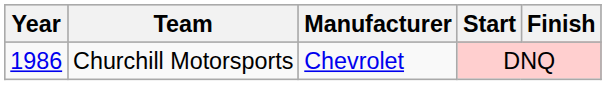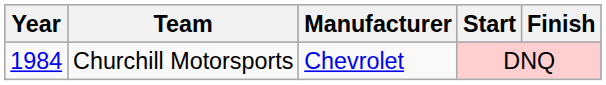(36, 60) 1986 -> (36, 60) 1984
